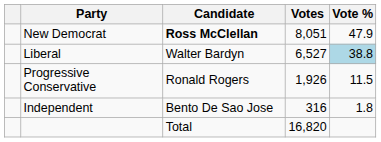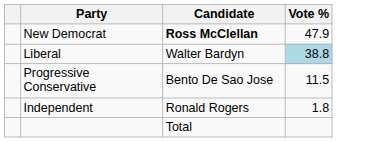- column: (308, 14)
(207, 80) Ronald Rogers -> (219, 80) Bento De Sao Jose
(219, 107) Bento De Sao Jose -> (207, 107) Ronald Rogers
